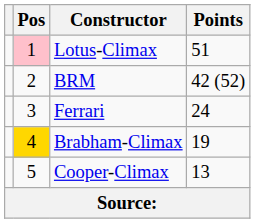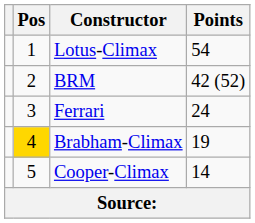(31, 50) pink background -> (31, 50) no background
(200, 50) 51 -> (200, 50) 54
(200, 172) 13 -> (200, 172) 14
